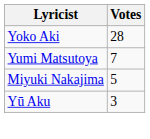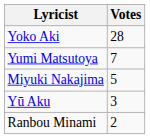+ row: (52, 123)
